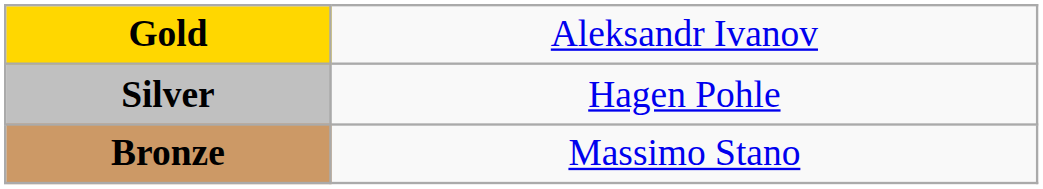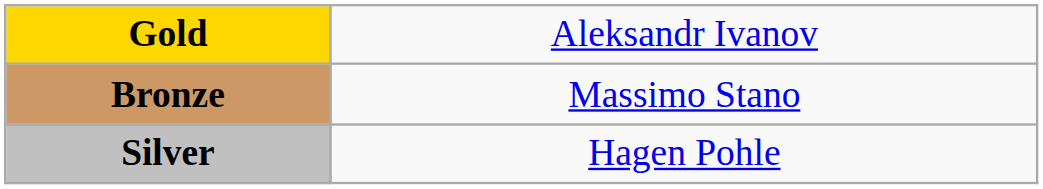rows swapped: (168, 93) <-> (168, 152)
